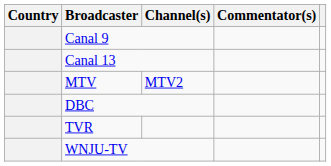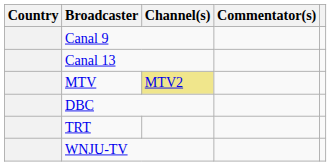(164, 82) no background -> (164, 82) khaki background
- row: (79, 127)
+ row: (78, 127)
